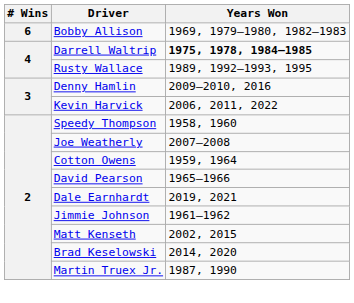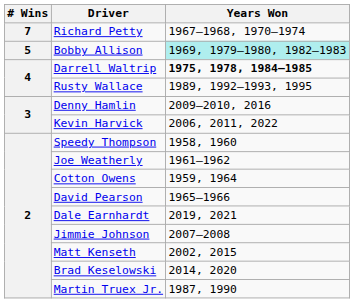+ row: (98, 32)
(28, 32) 6 -> (28, 51) 5
(257, 32) no background -> (257, 51) paleturquoise background
(199, 142) 2007–2008 -> (199, 161) 1961–1962
(199, 216) 1961–1962 -> (199, 234) 2007–2008
